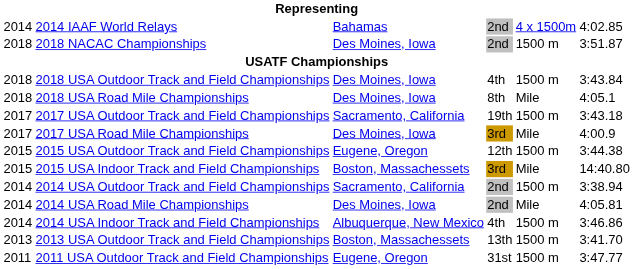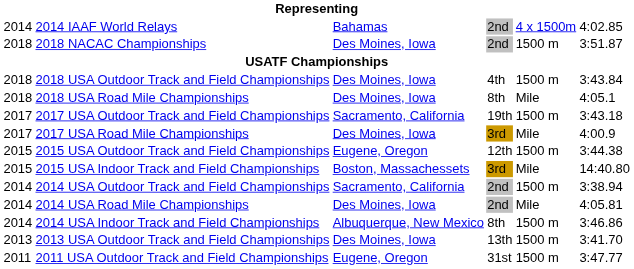(496, 222) 4th -> (496, 222) 8th
(401, 240) Boston, Massachessets -> (384, 240) Des Moines, Iowa
